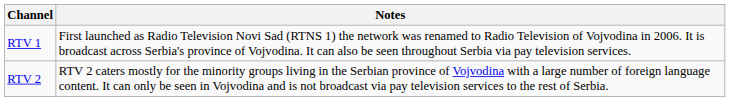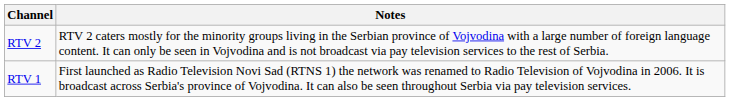rows swapped: (24, 43) <-> (24, 79)
